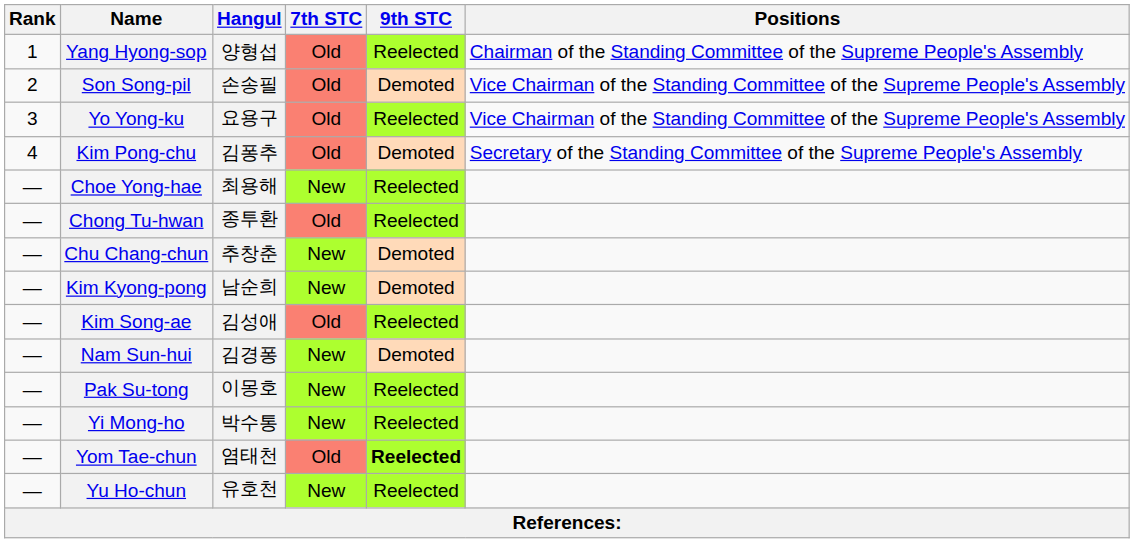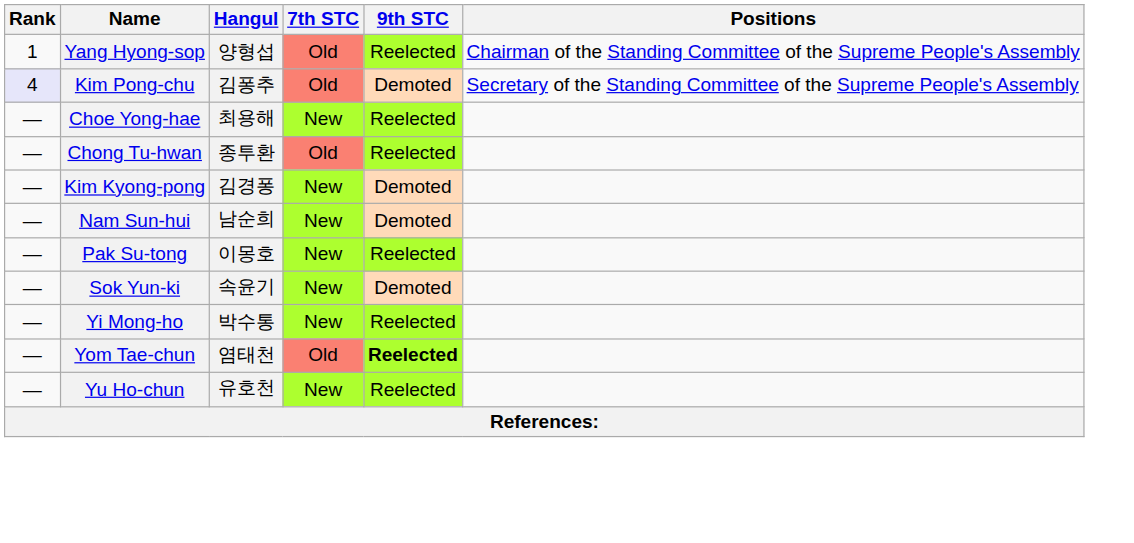- row: (136, 85)
- row: (136, 119)
(32, 152) no background -> (32, 85) lavender background
- row: (136, 254)
(249, 287) 남순희 -> (246, 186) 김경퐁
- row: (136, 321)
(249, 354) 김경퐁 -> (246, 219) 남순희
+ row: (135, 287)
